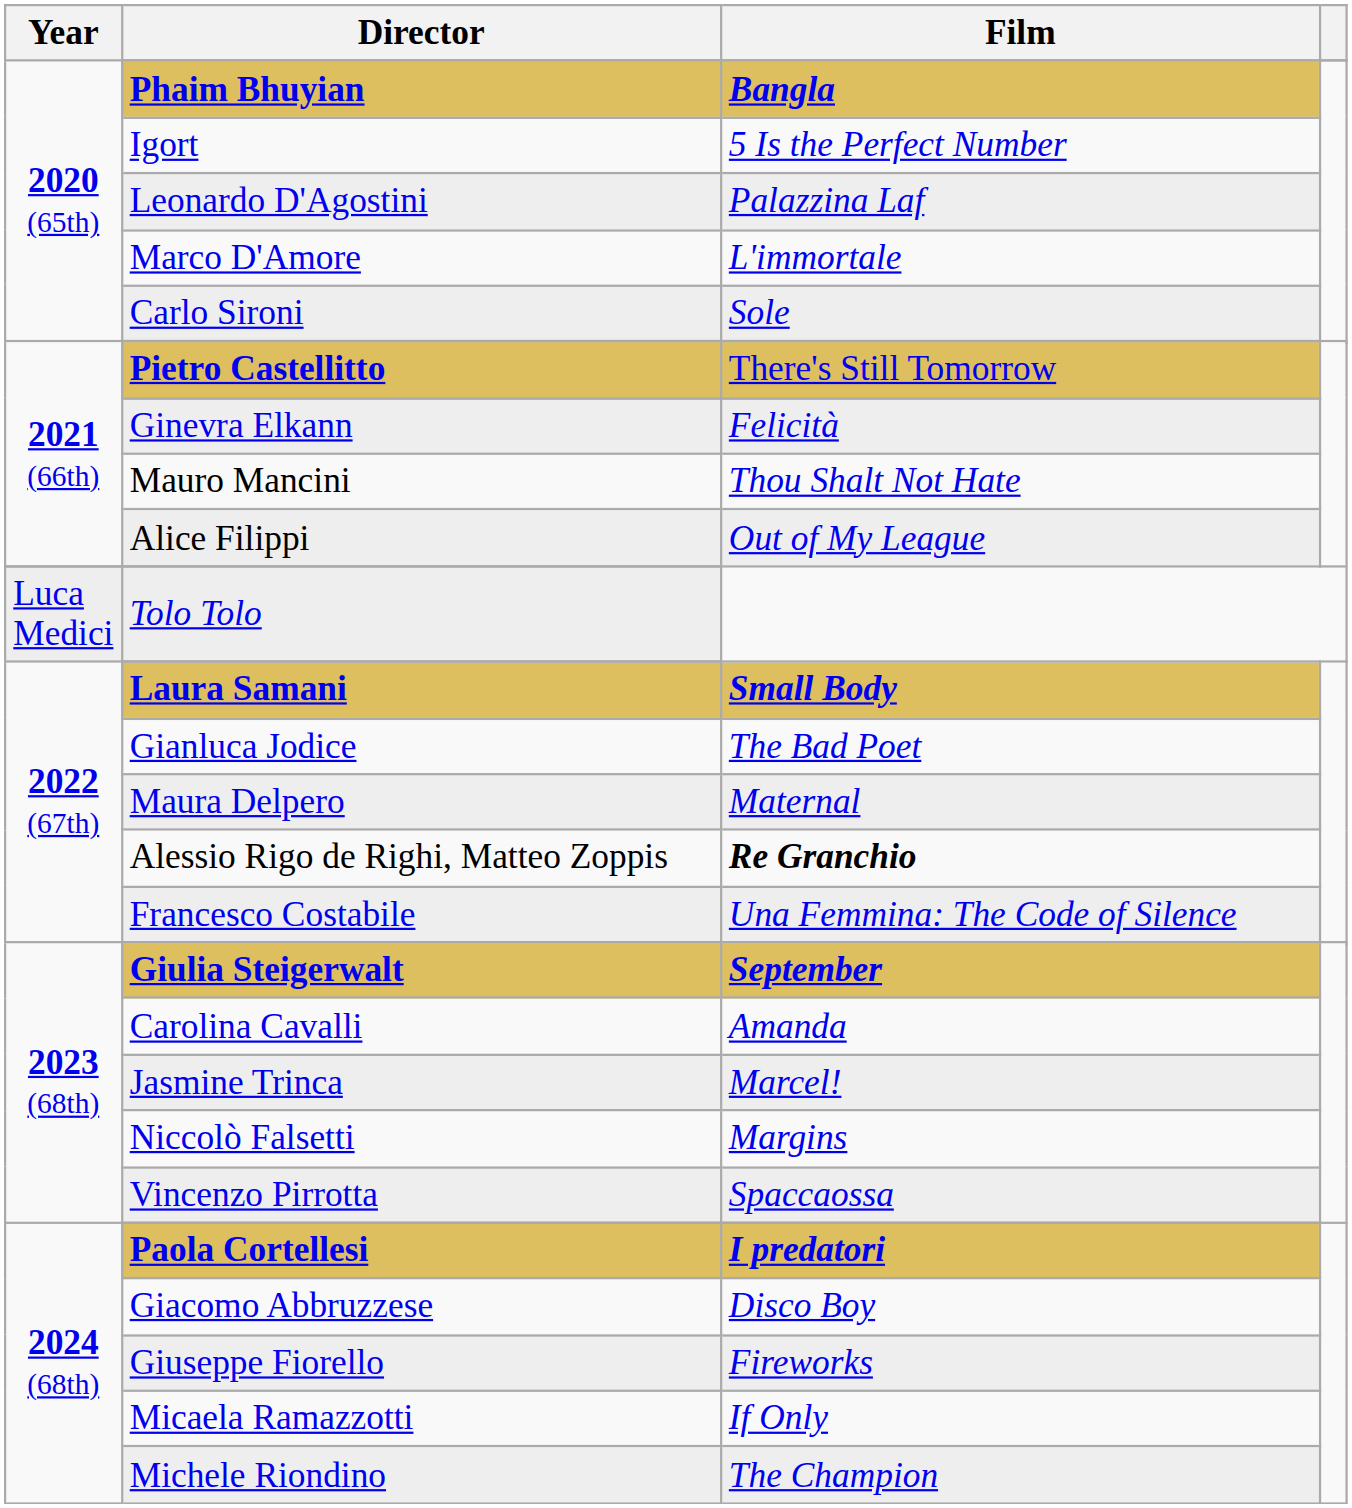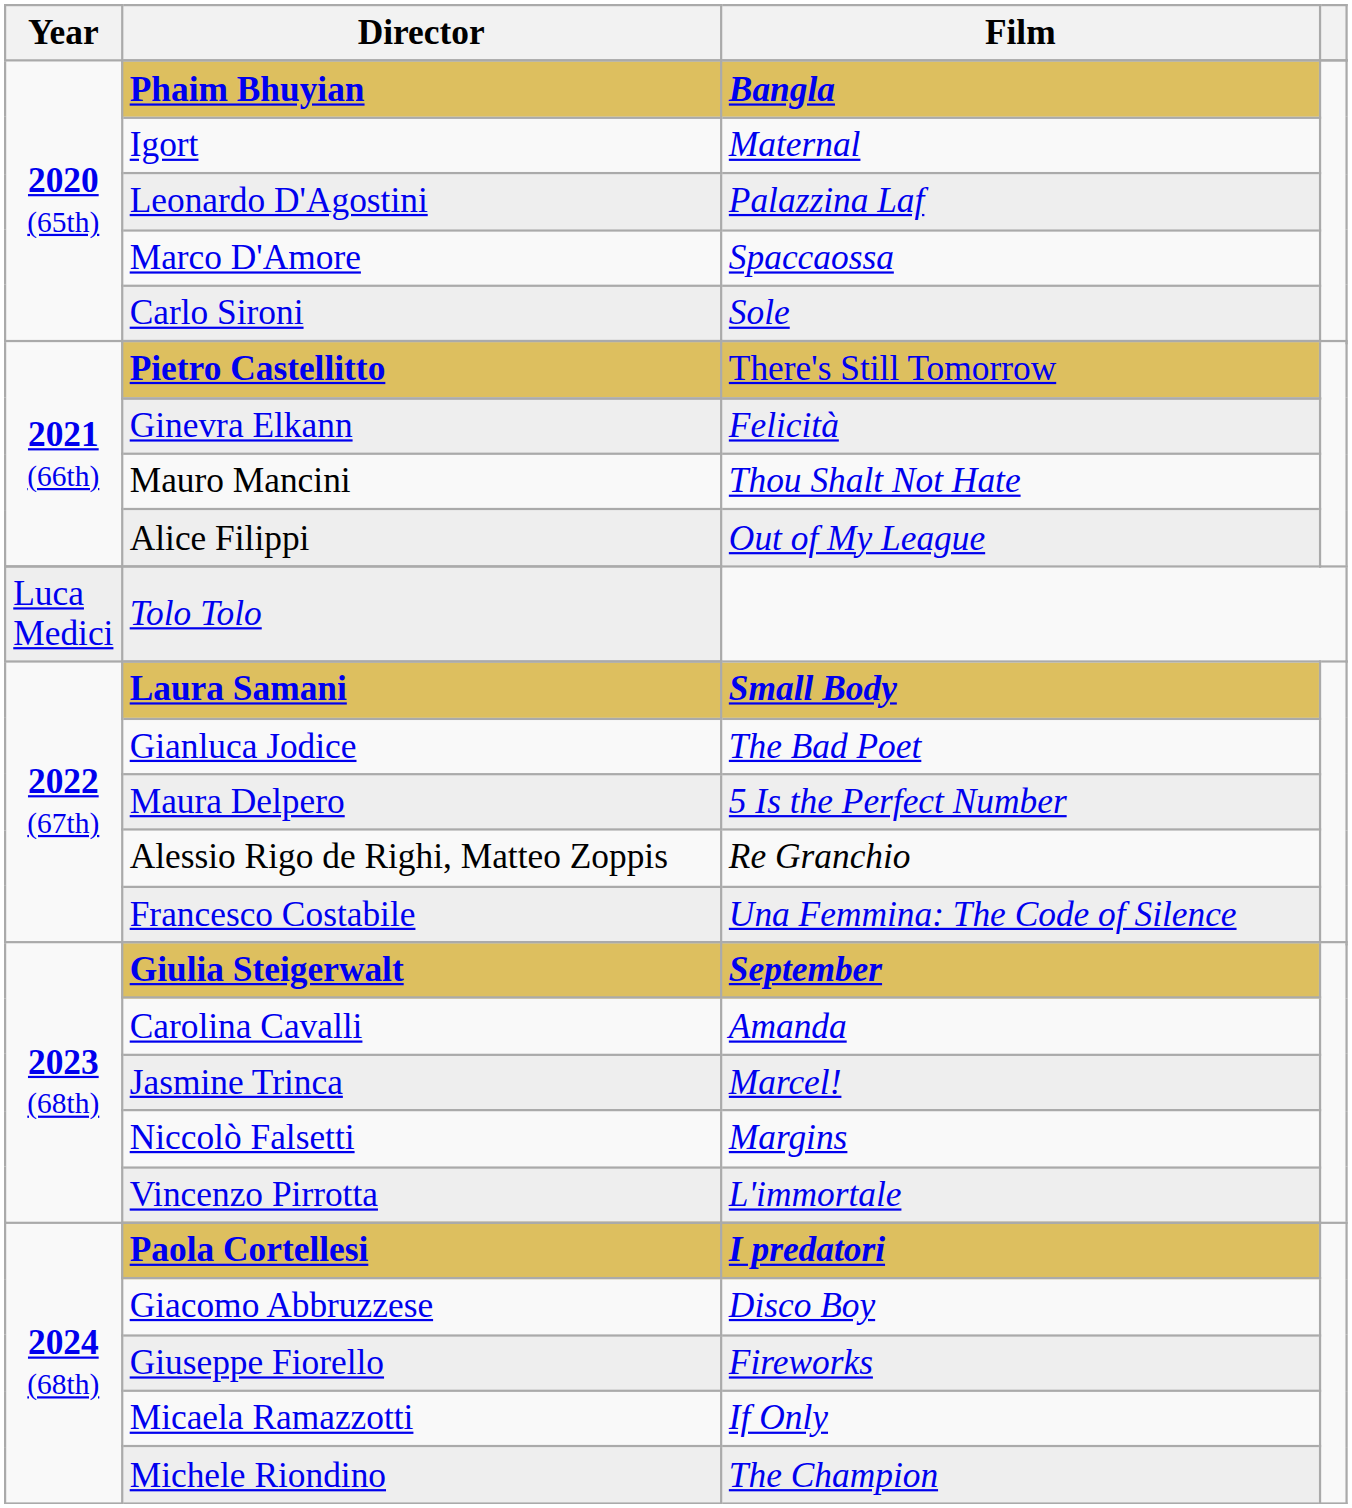(898, 144) 5 Is the Perfect Number -> (795, 144) Maternal
(815, 256) L'immortale -> (811, 256) Spaccaossa
(795, 801) Maternal -> (898, 801) 5 Is the Perfect Number
(823, 857) bold -> (820, 857) normal
(811, 1193) Spaccaossa -> (815, 1193) L'immortale
